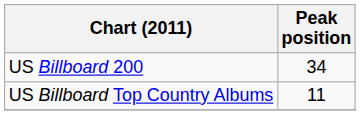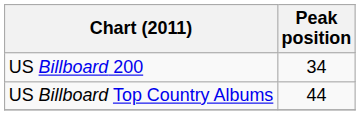(316, 95) 11 -> (316, 95) 44
